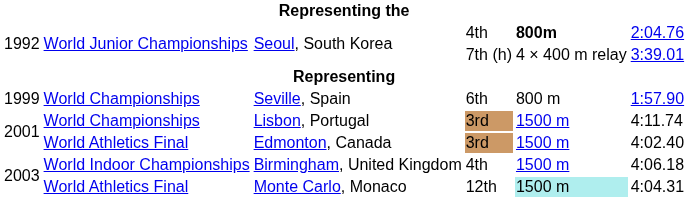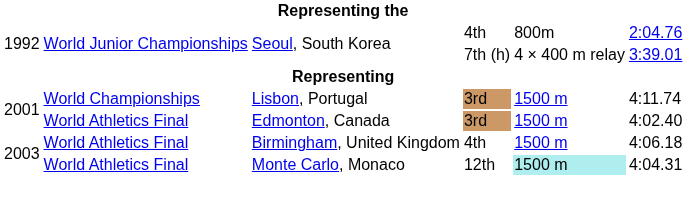(536, 32) bold -> (534, 32) normal
- row: (302, 98)
(147, 164) World Indoor Championships -> (116, 142) World Athletics Final
